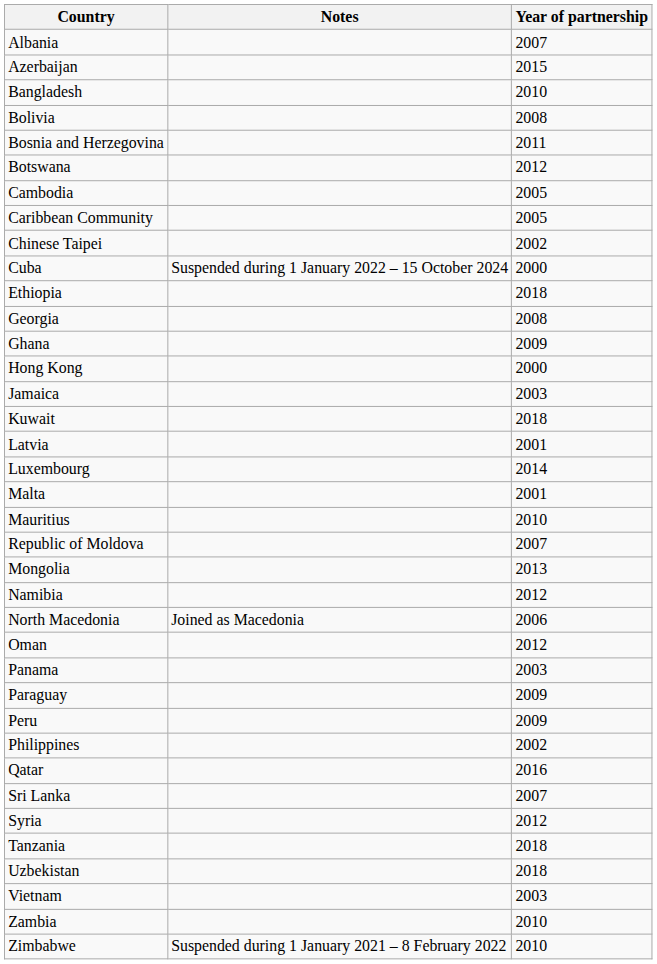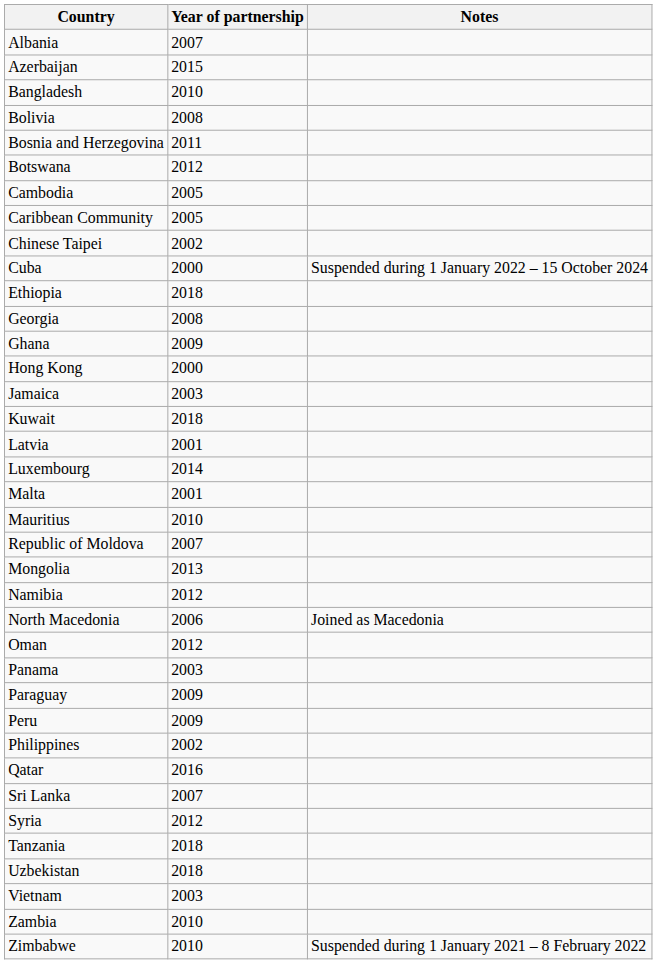columns swapped: (582, 17) <-> (340, 17)
